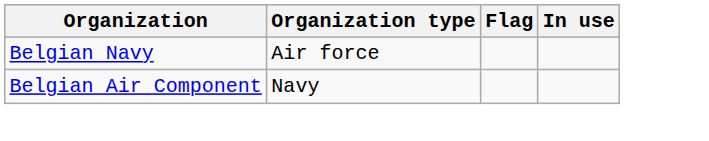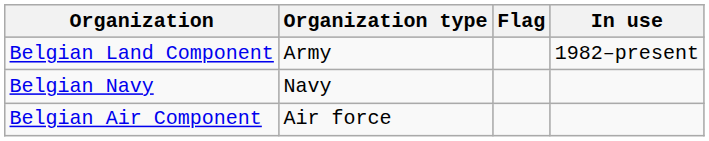+ row: (142, 54)
(325, 54) Air force -> (307, 86) Navy
(295, 86) Navy -> (337, 119) Air force
